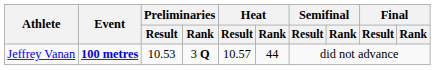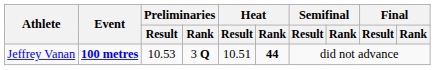(237, 54) 10.57 -> (237, 54) 10.51
(272, 54) normal -> (272, 54) bold
